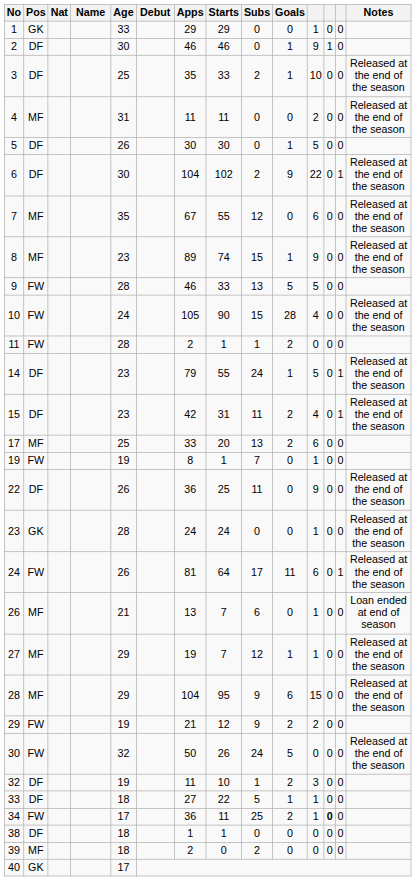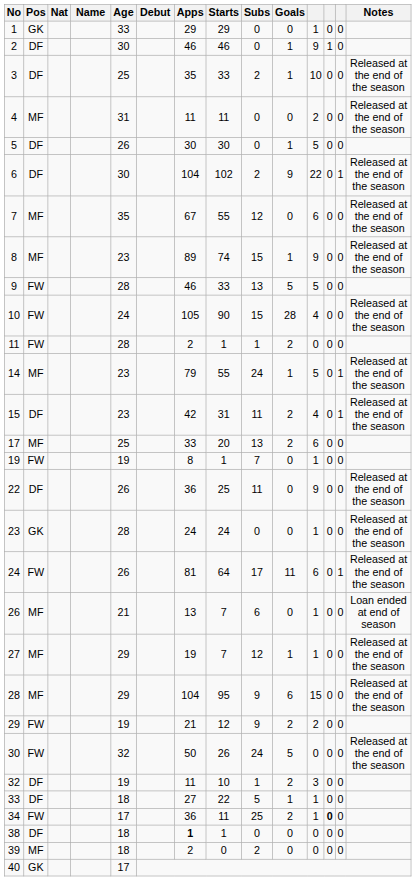(36, 373) DF -> (36, 373) MF
(190, 833) normal -> (190, 833) bold
